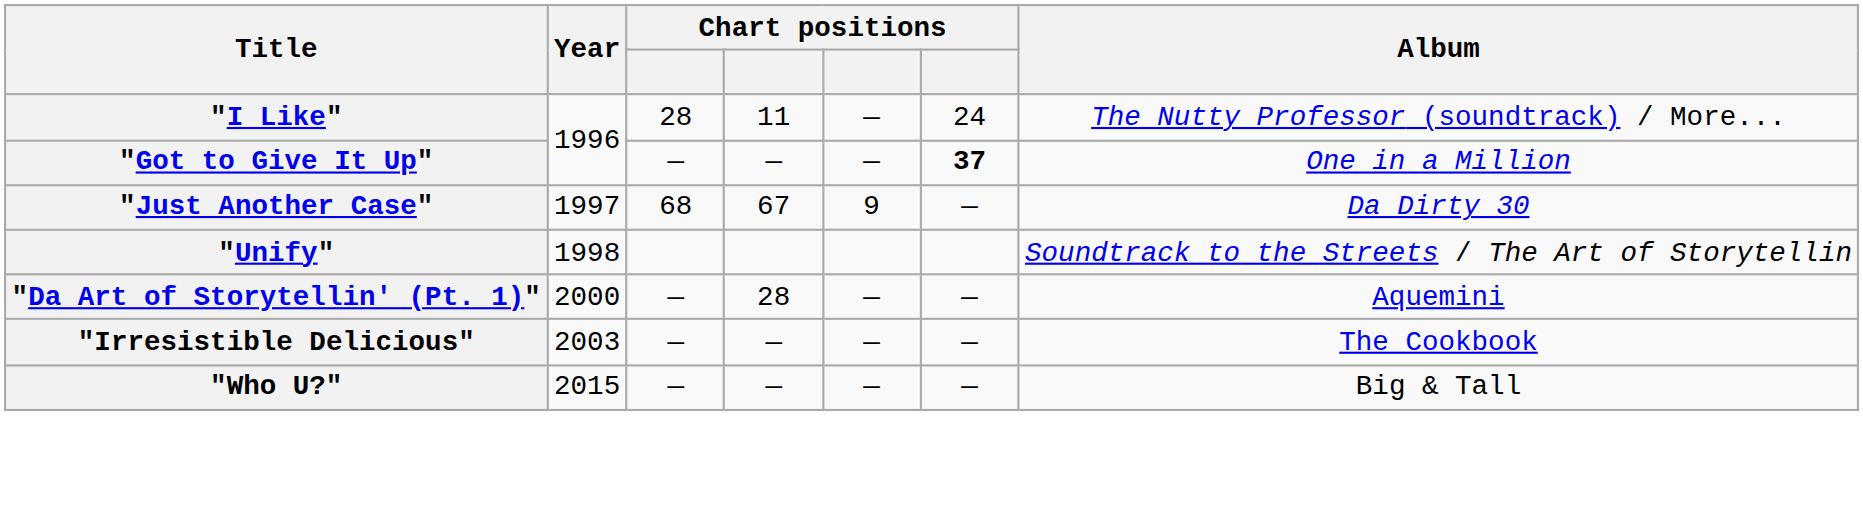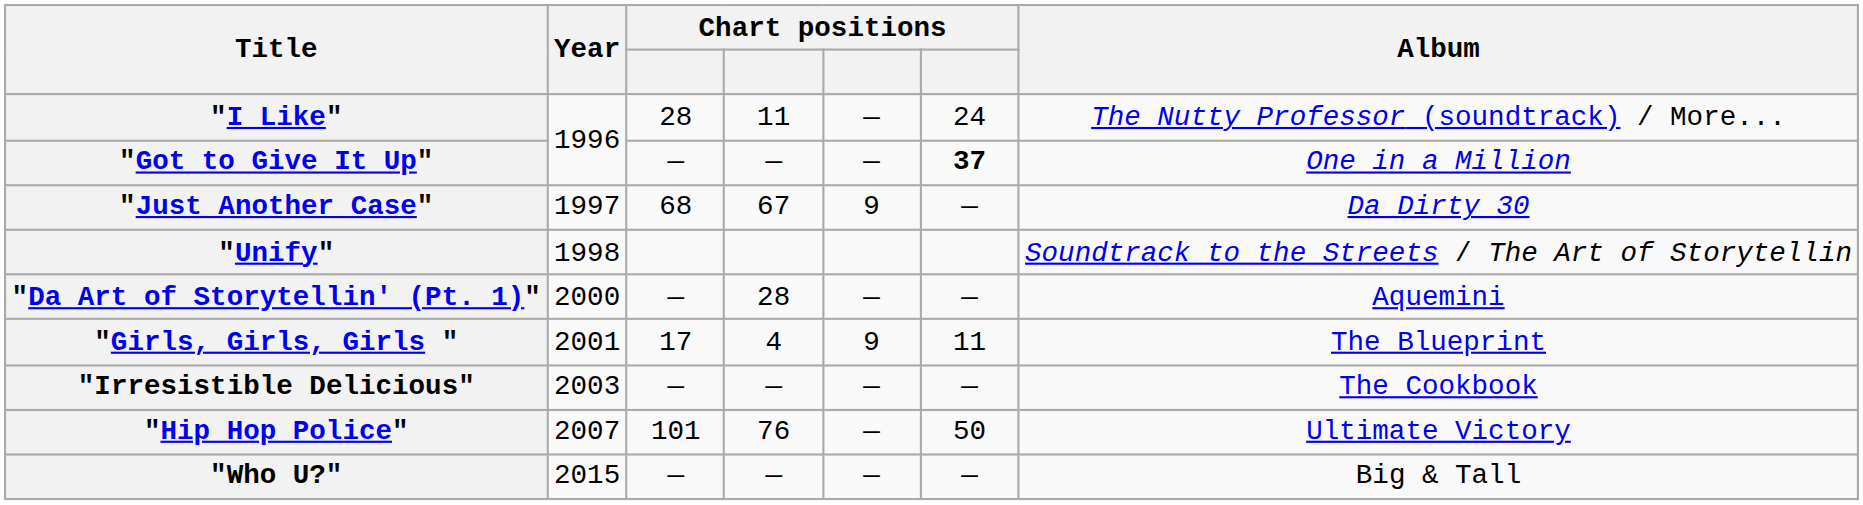+ row: (276, 342)
+ row: (276, 432)
